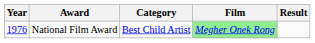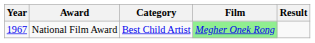(17, 29) 1976 -> (17, 29) 1967
